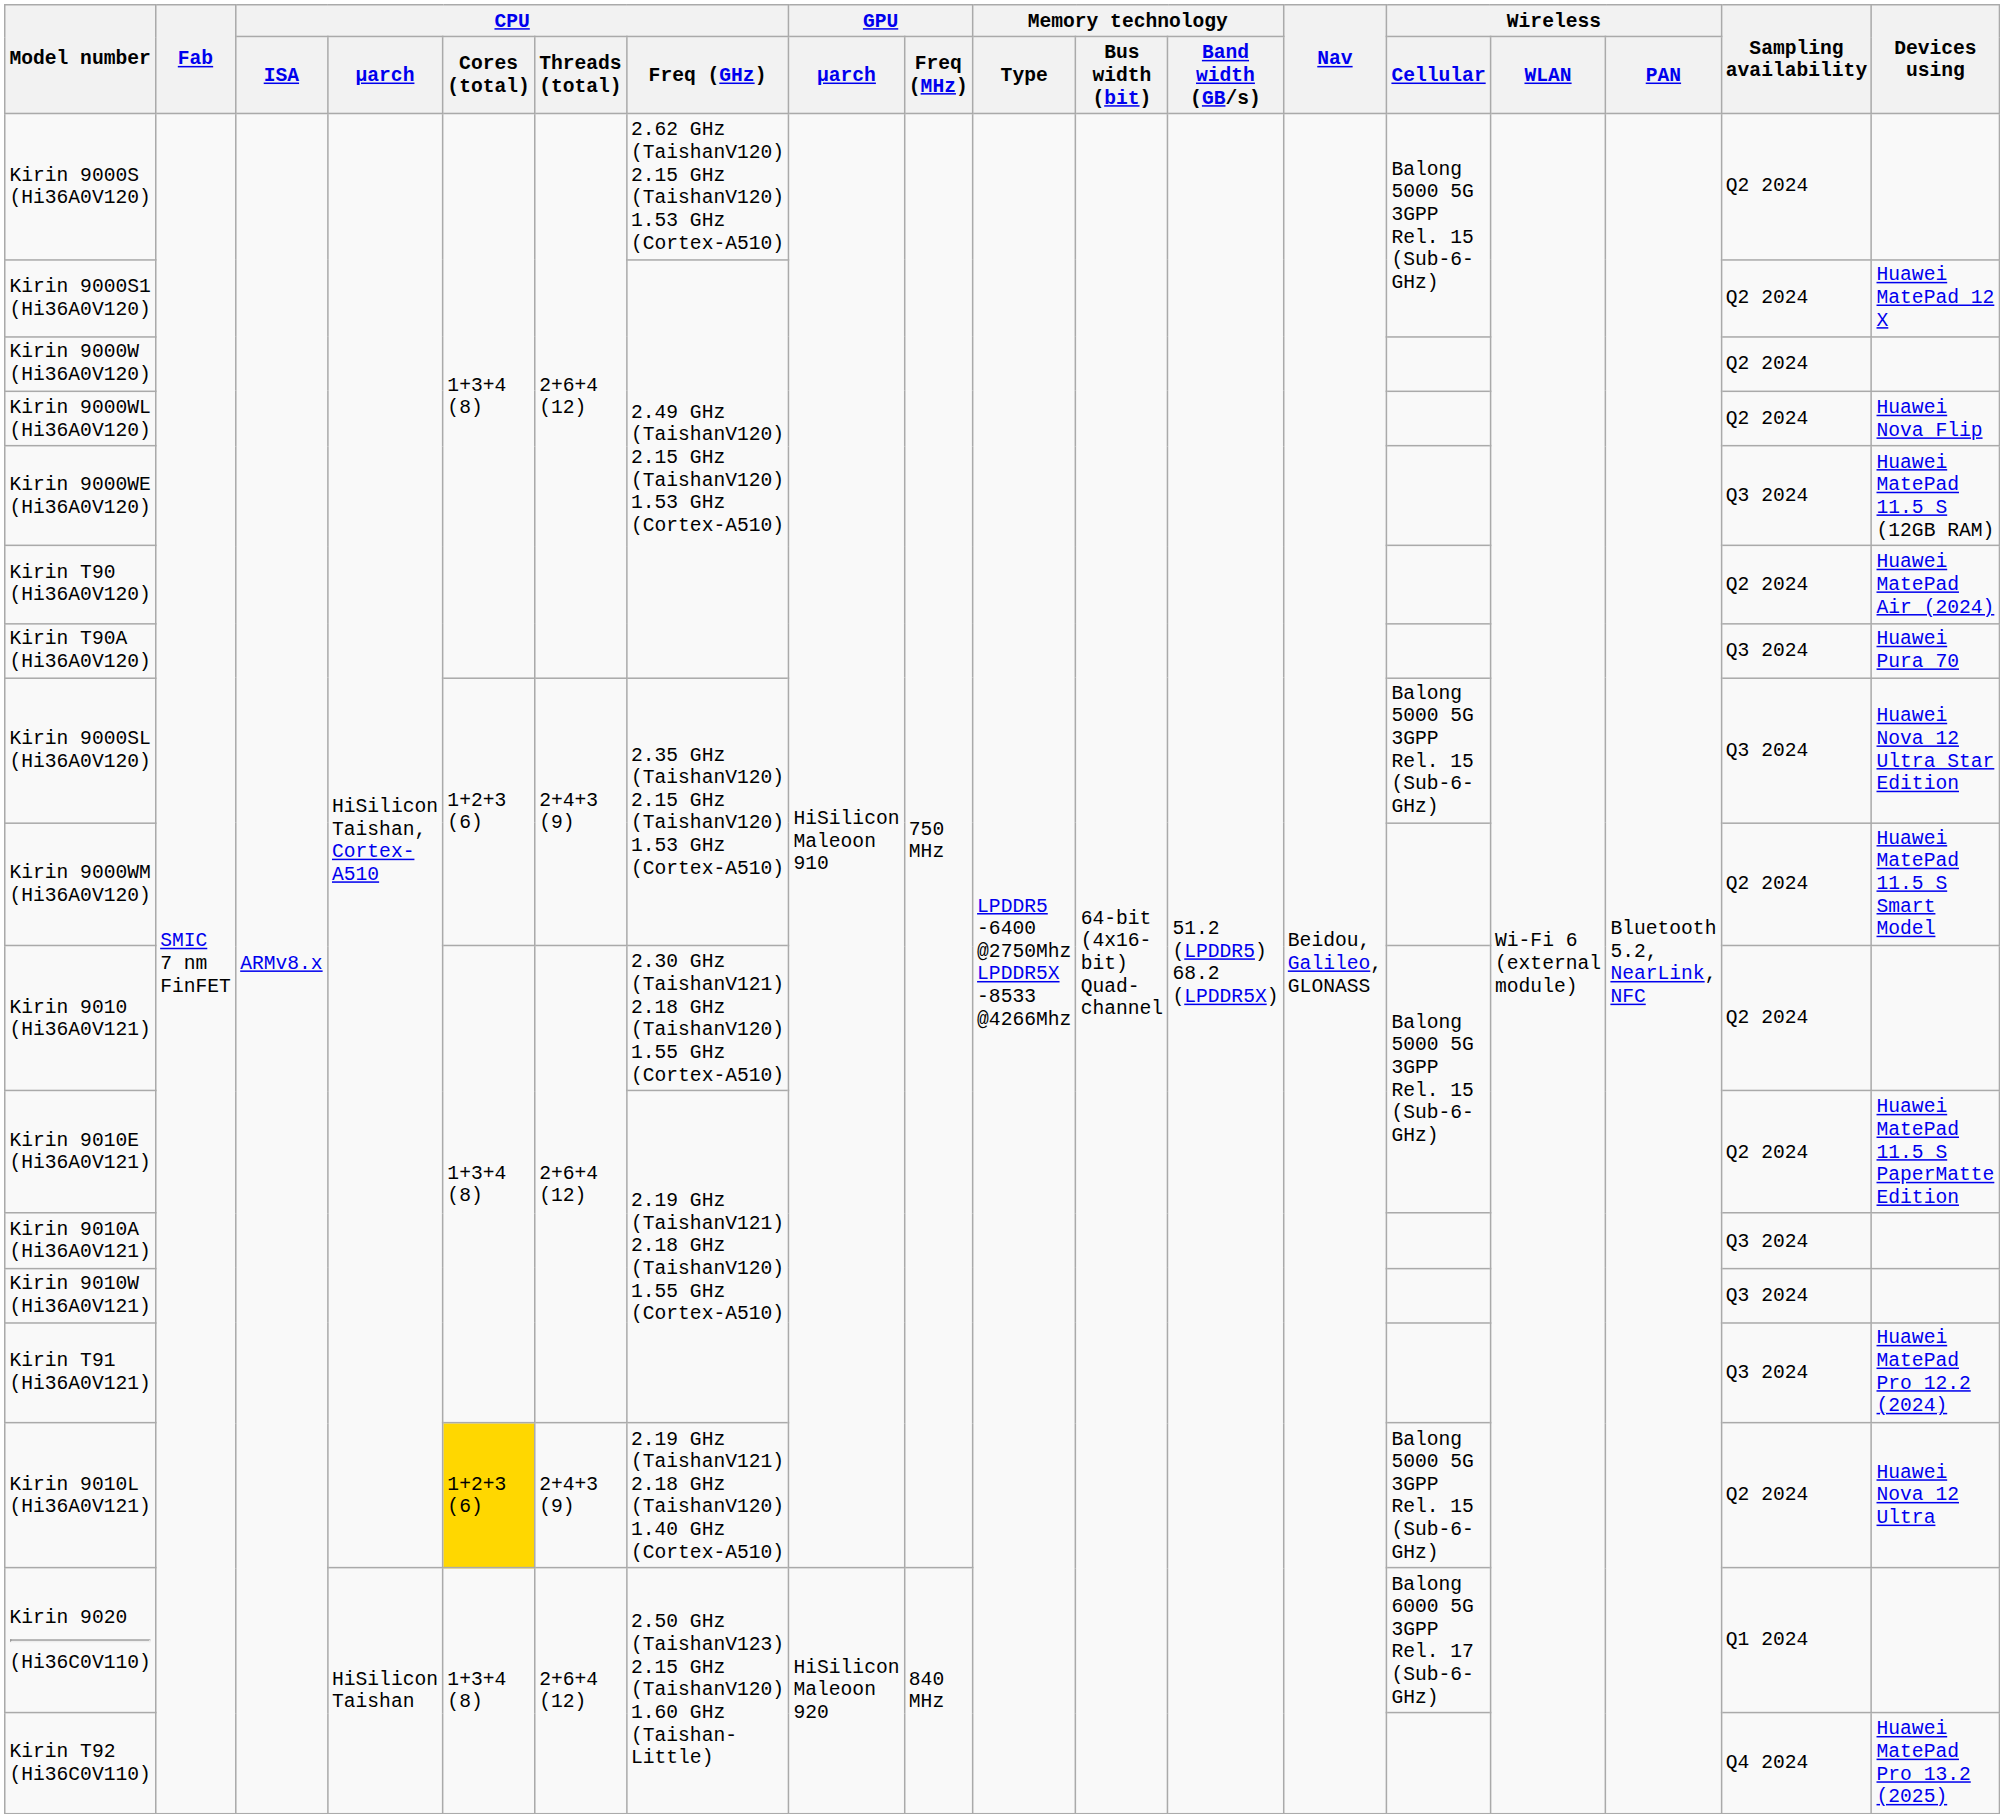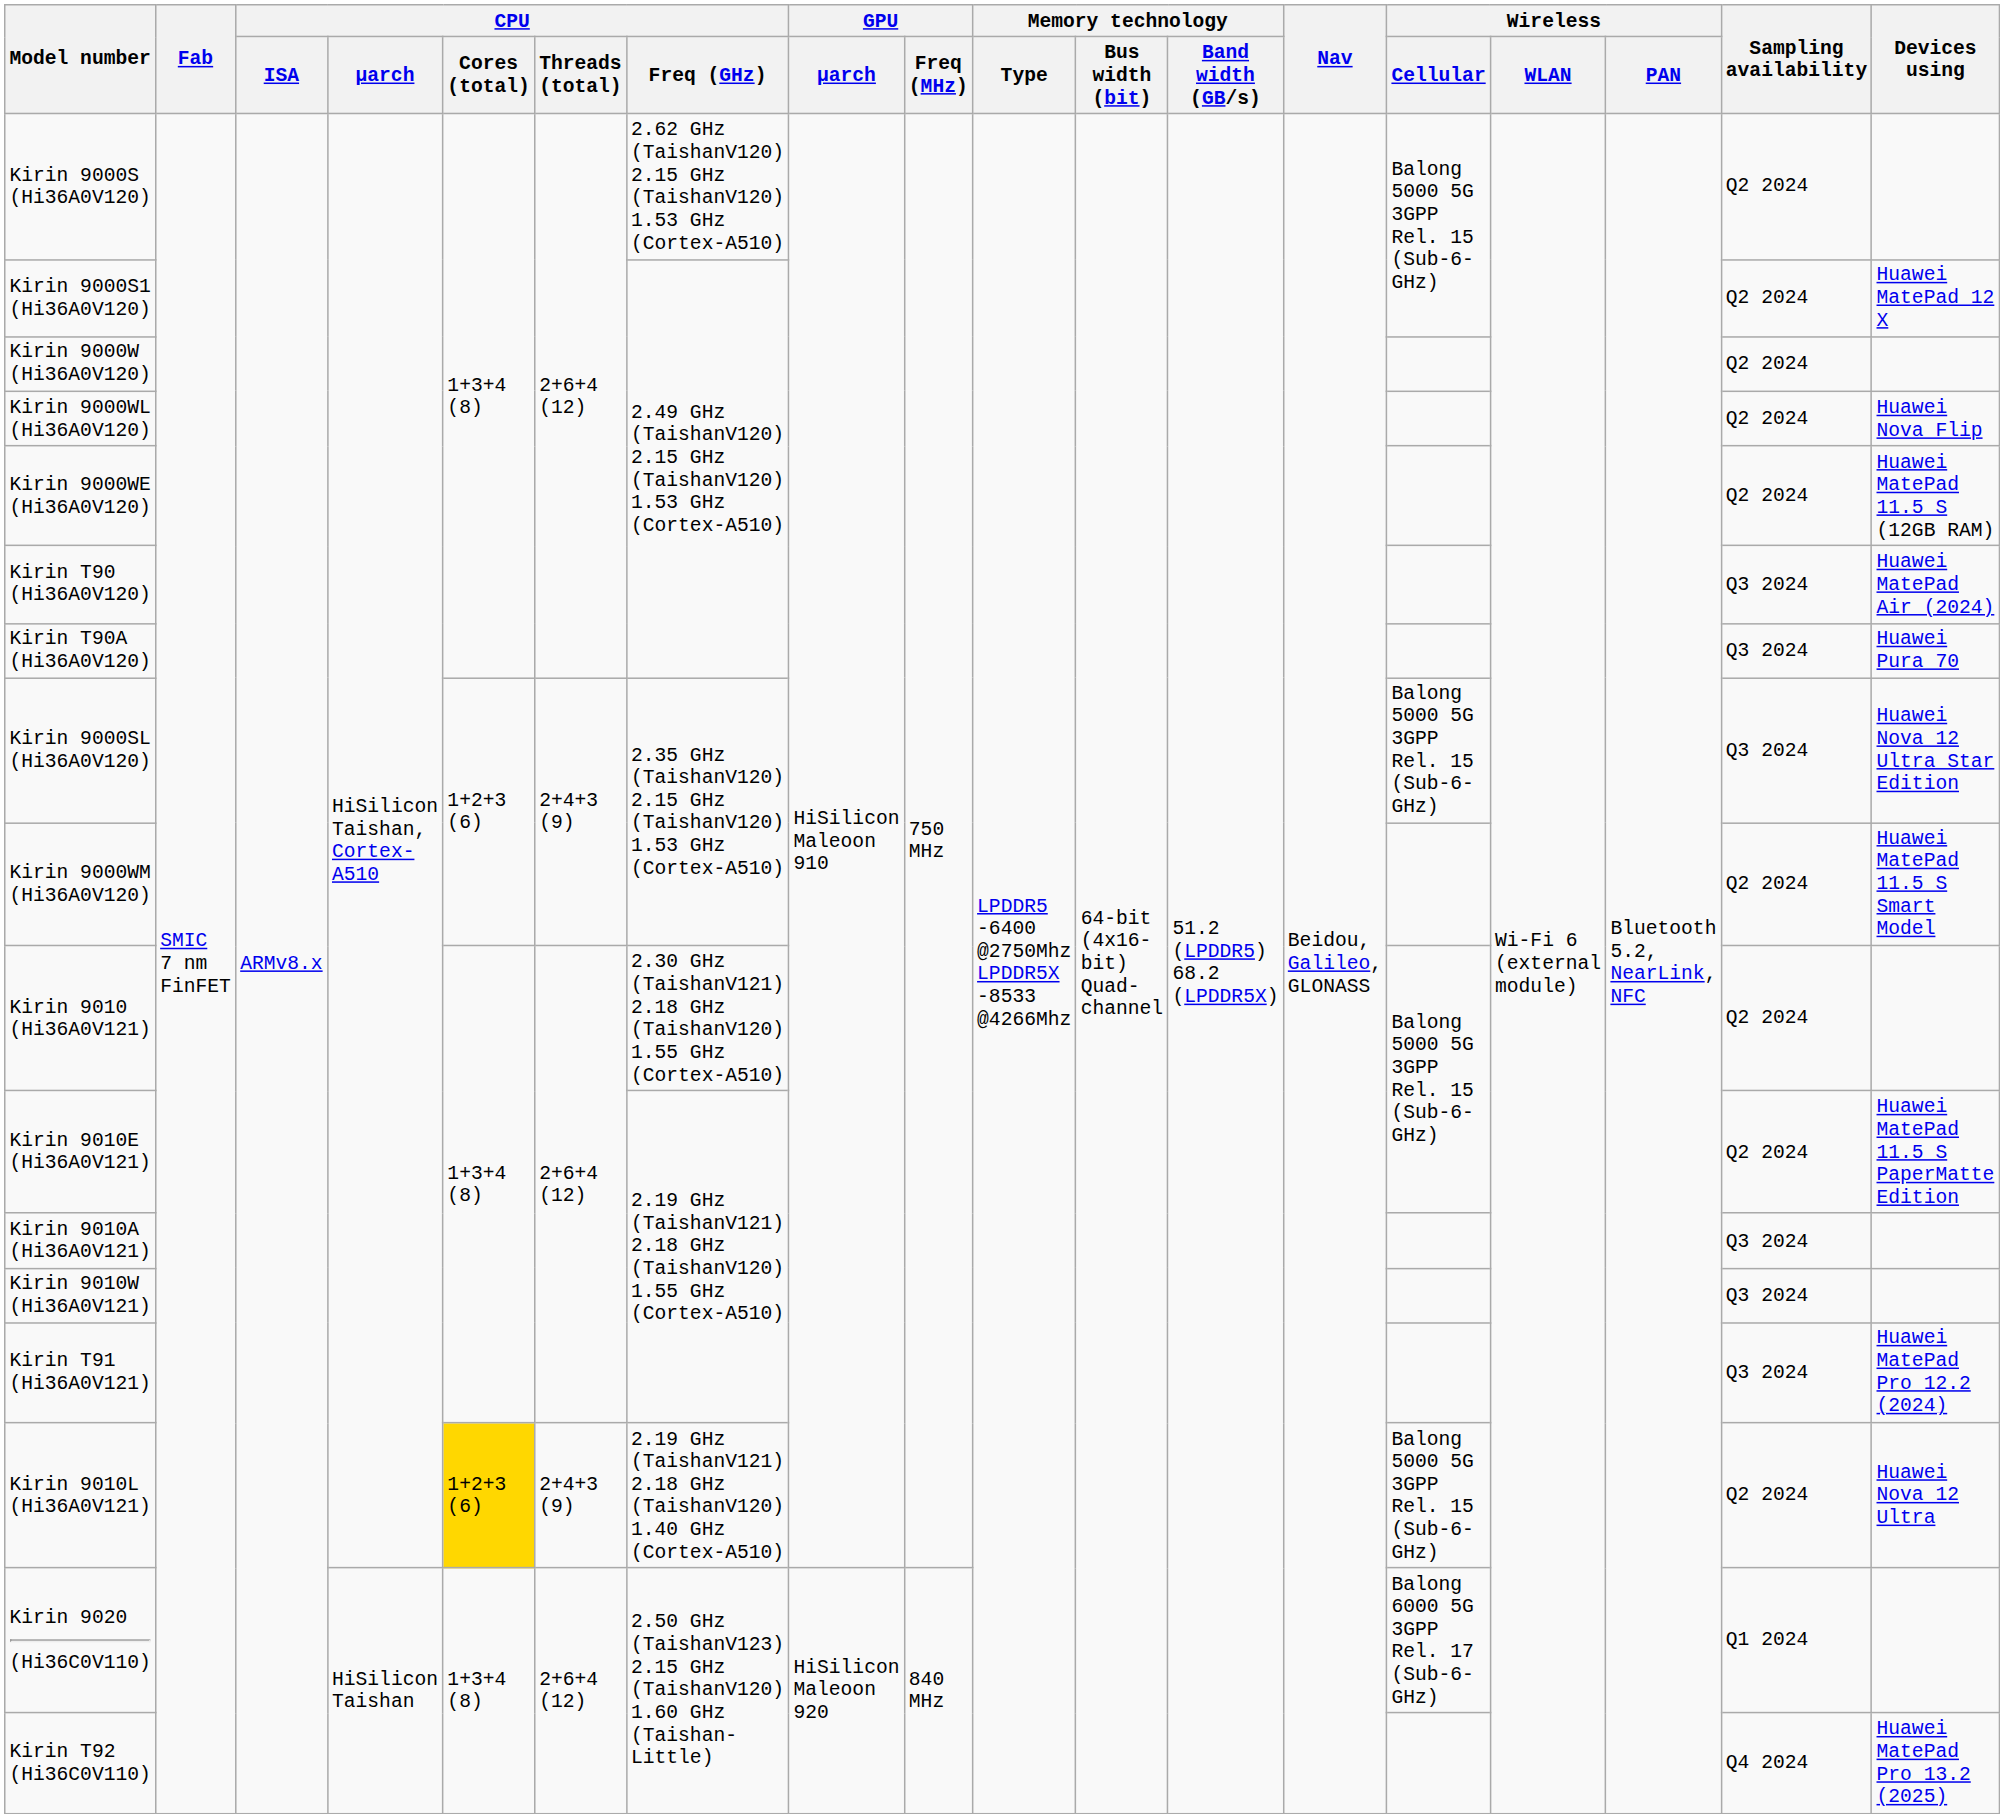(1767, 496) Q3 2024 -> (1767, 496) Q2 2024
(1767, 584) Q2 2024 -> (1767, 584) Q3 2024
